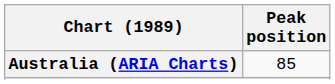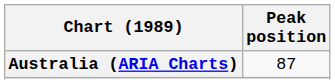(286, 65) 85 -> (286, 65) 87
